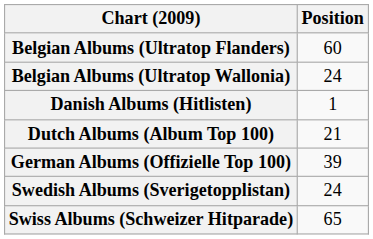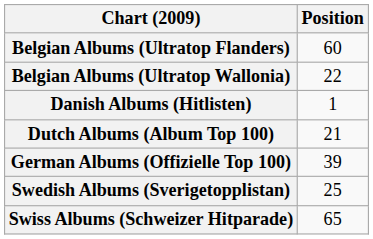(333, 76) 24 -> (333, 76) 22
(333, 190) 24 -> (333, 190) 25
